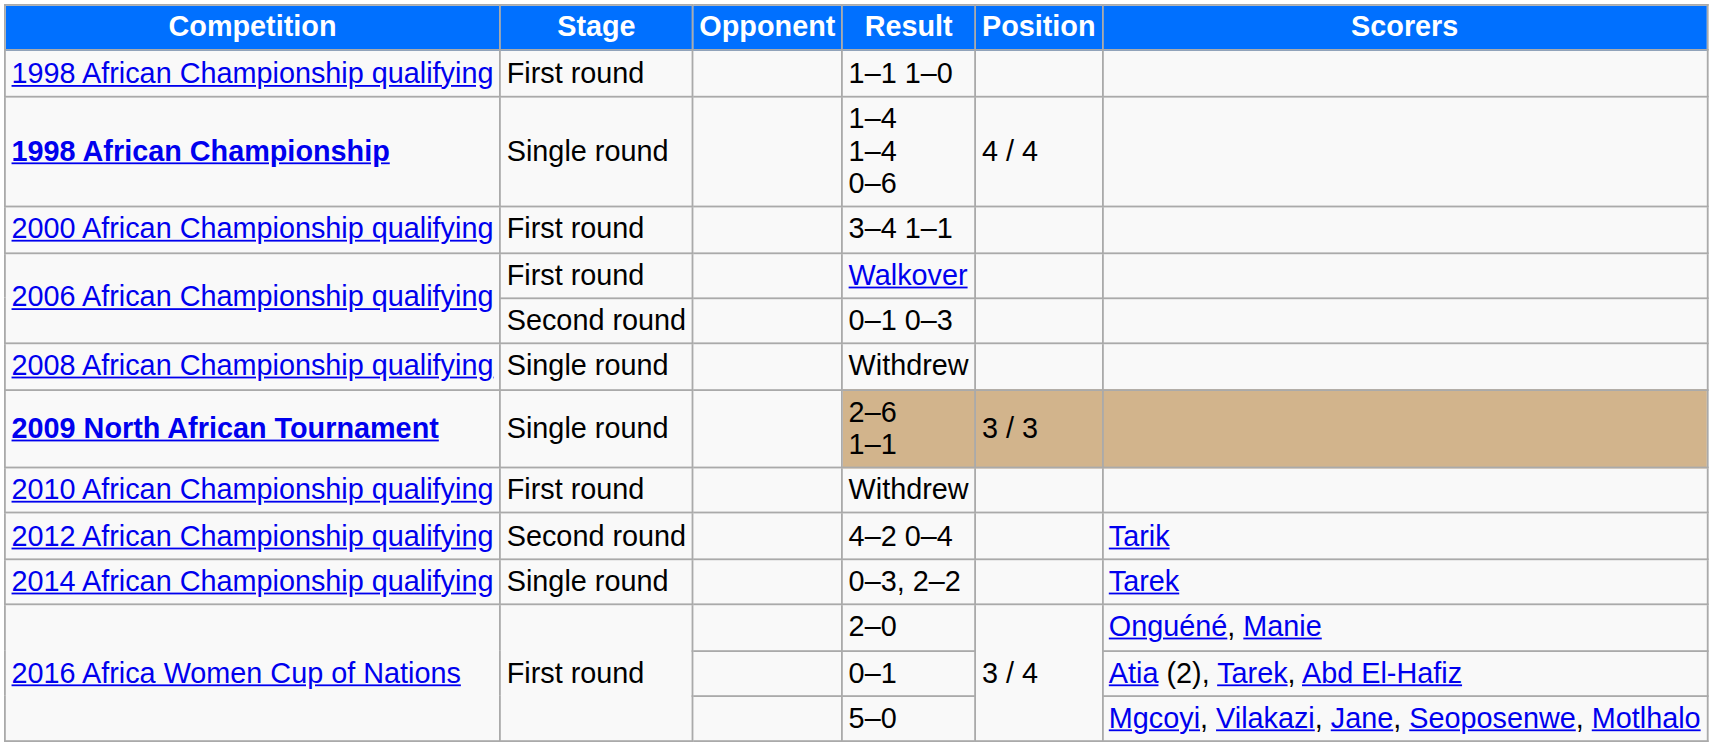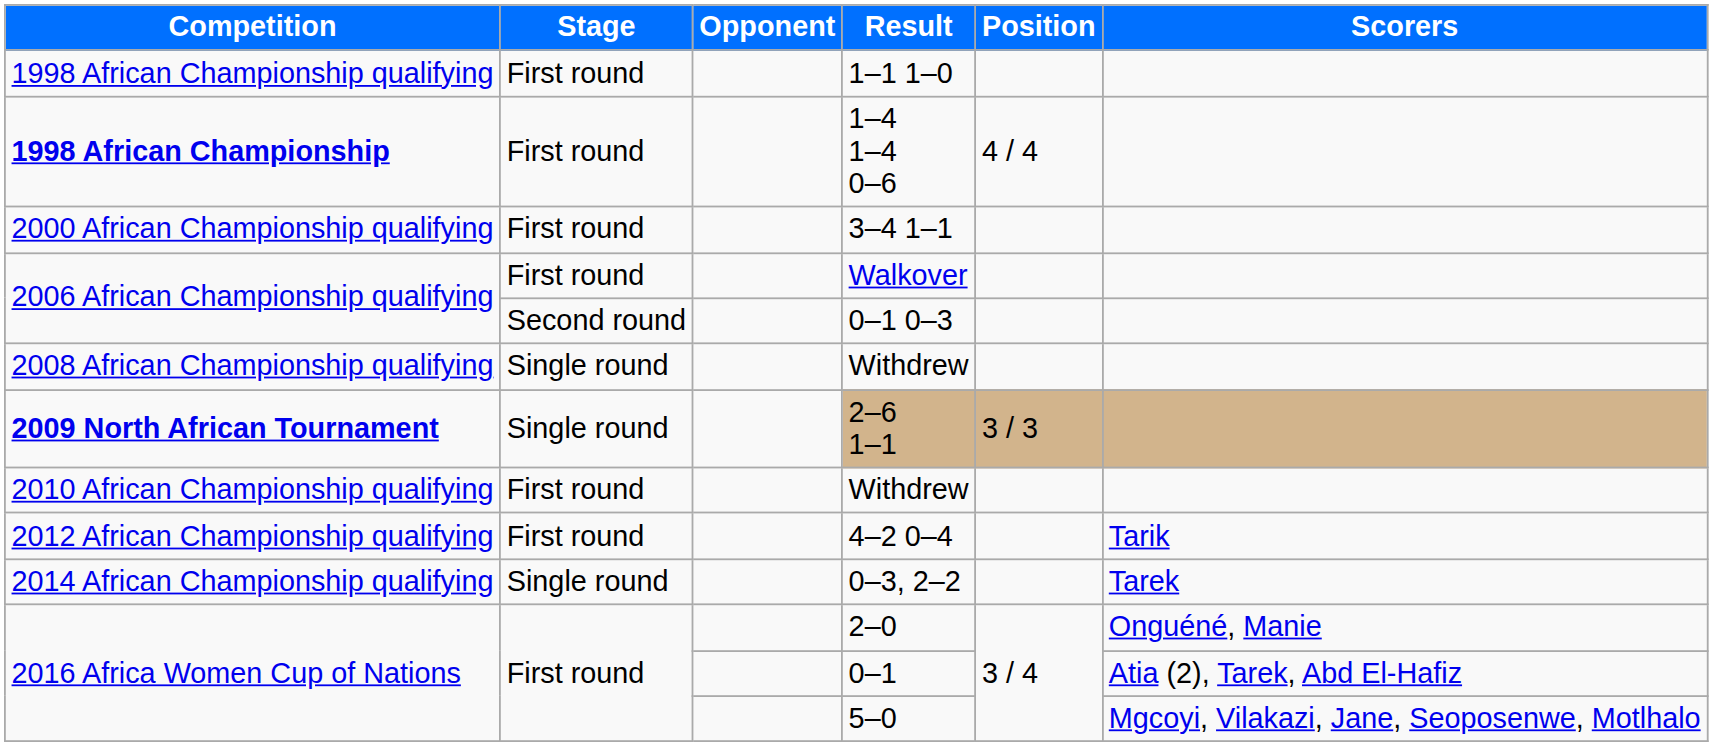(588, 151) Single round -> (576, 151) First round
(596, 535) Second round -> (576, 535) First round
